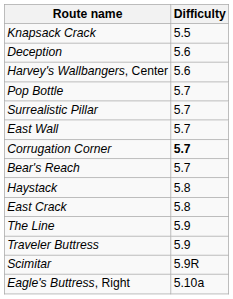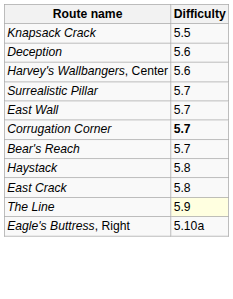- row: (35, 91)
(182, 226) no background -> (182, 206) lightyellow background
- row: (53, 245)
- row: (29, 264)
